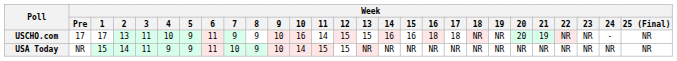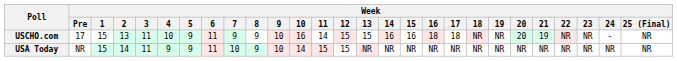(102, 37) 17 -> (102, 37) 15
